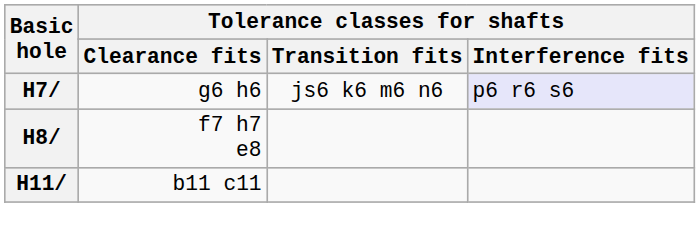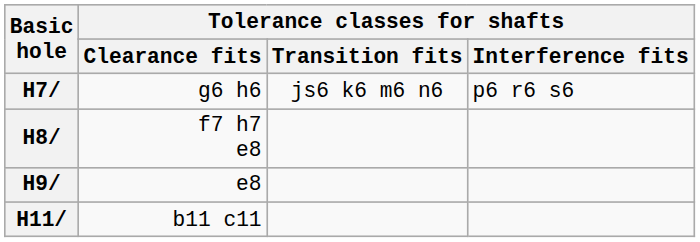(523, 91) lavender background -> (523, 91) no background
+ row: (42, 185)
